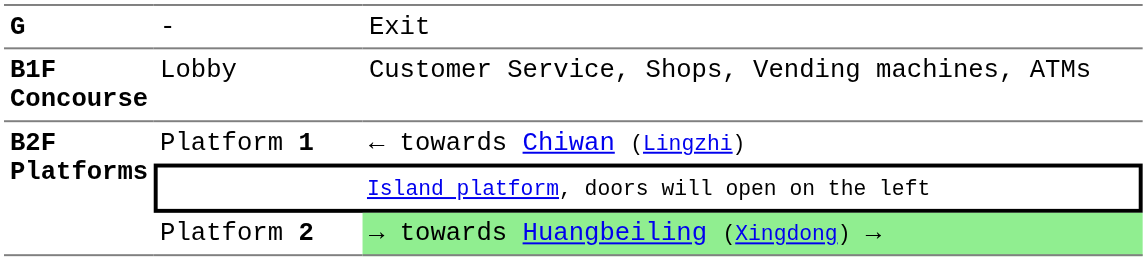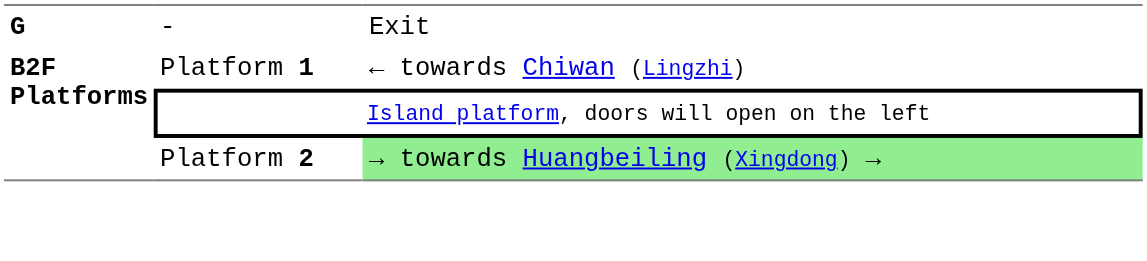- row: (198, 70)
